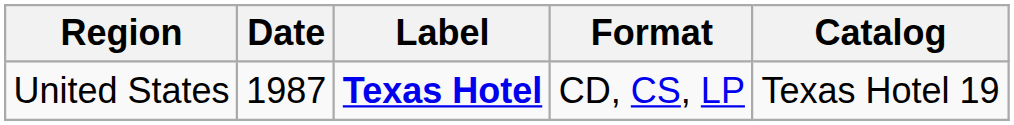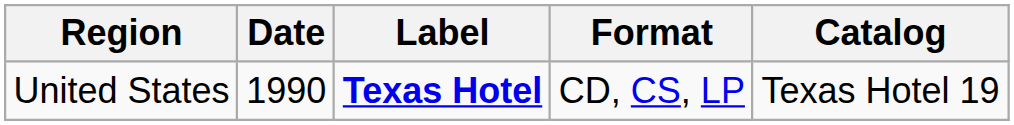(286, 90) 1987 -> (286, 90) 1990
